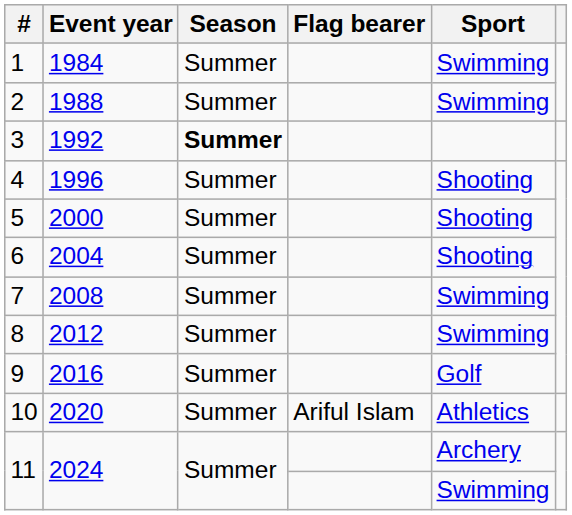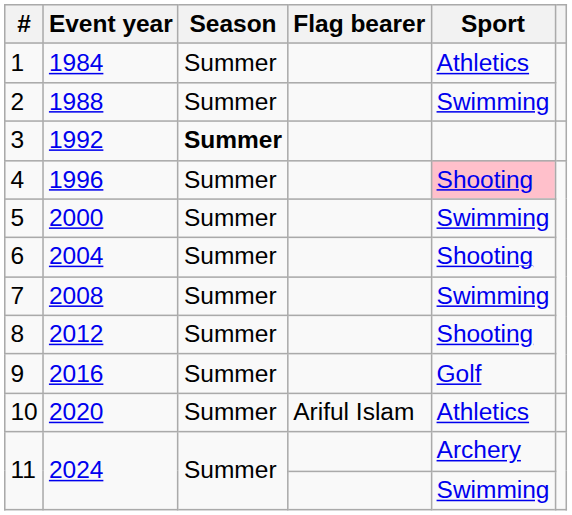(493, 62) Swimming -> (483, 62) Athletics
(485, 179) no background -> (485, 179) pink background
(485, 218) Shooting -> (493, 218) Swimming
(493, 334) Swimming -> (485, 334) Shooting
